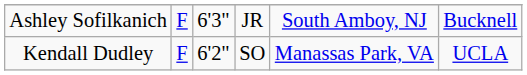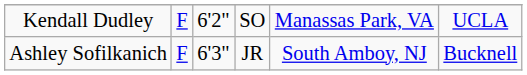rows swapped: (88, 53) <-> (88, 20)
